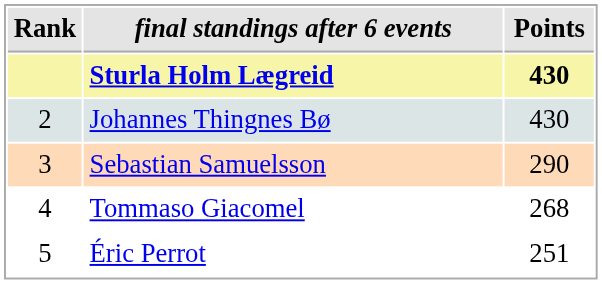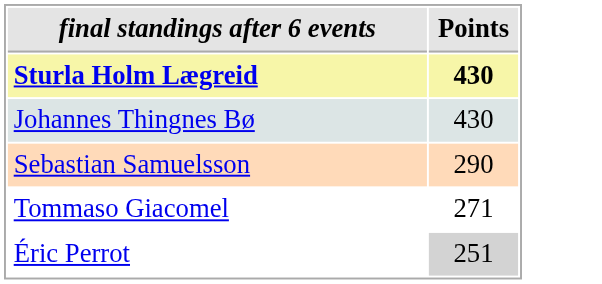- column: (45, 28)
(549, 209) 268 -> (473, 209) 271
(549, 253) no background -> (473, 253) lightgrey background
